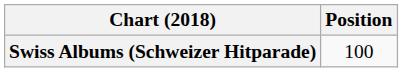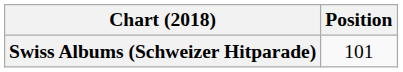(359, 50) 100 -> (359, 50) 101
